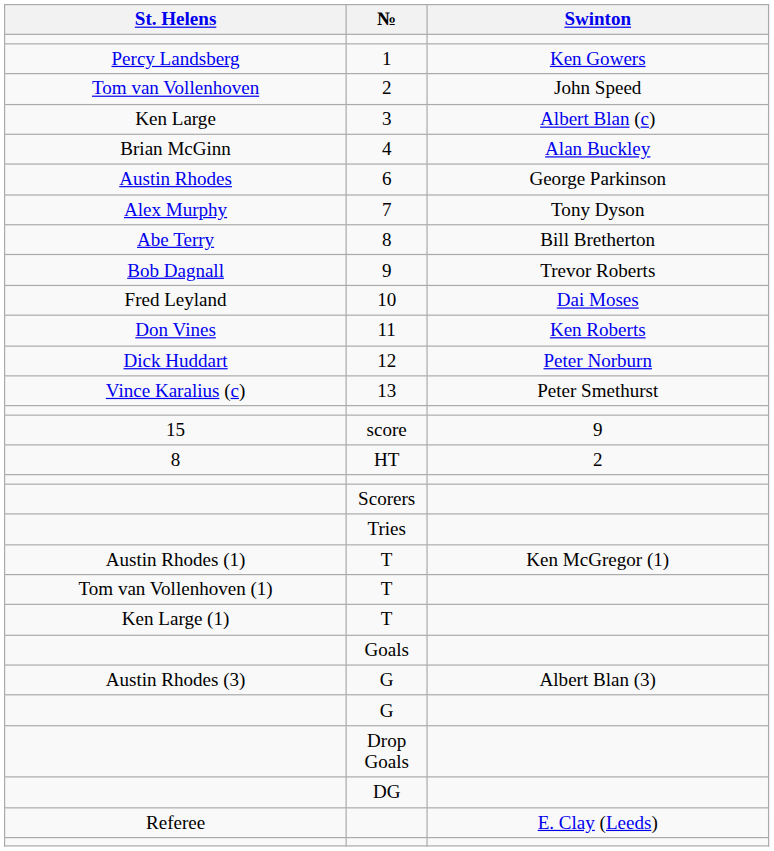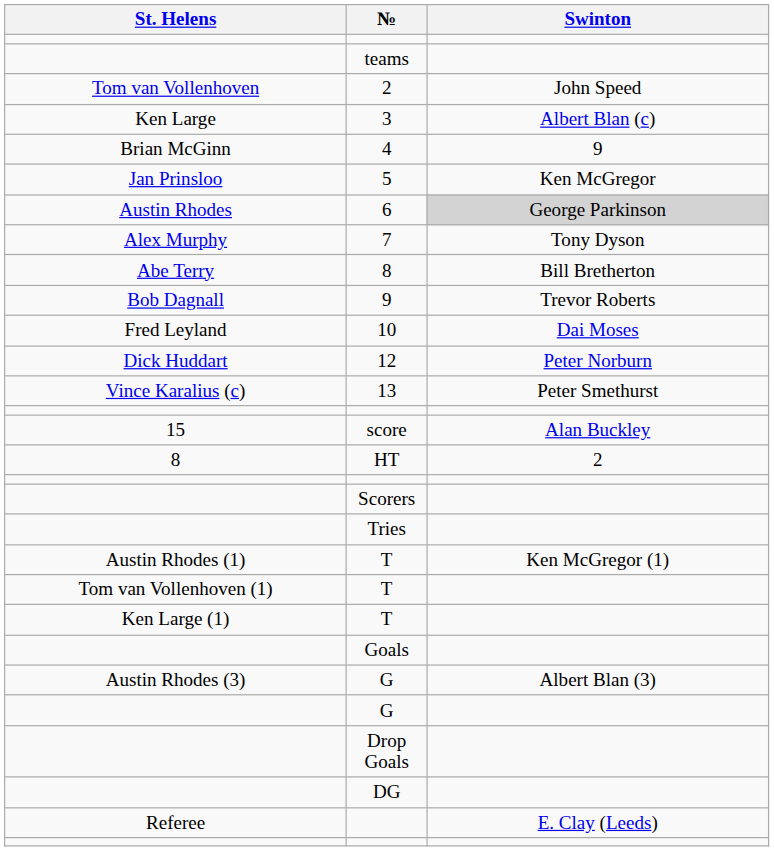+ row: (176, 59)
- row: (176, 58)
(598, 149) Alan Buckley -> (598, 149) 9
+ row: (176, 179)
(598, 179) no background -> (598, 209) lightgrey background
- row: (176, 330)
(598, 429) 9 -> (598, 429) Alan Buckley
